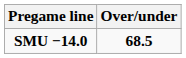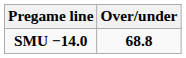(139, 41) 68.5 -> (139, 41) 68.8
